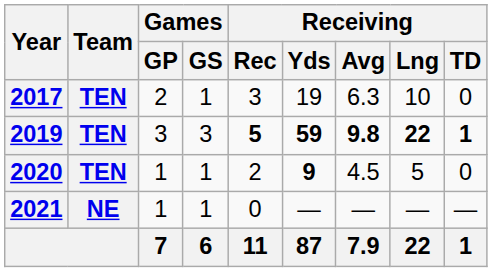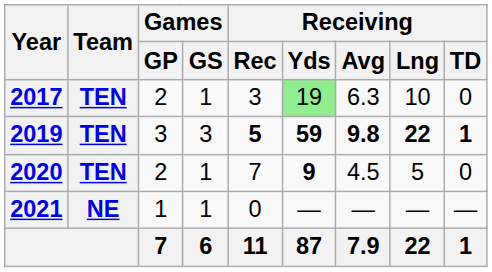(309, 97) no background -> (309, 97) lightgreen background
(161, 172) 1 -> (161, 172) 2
(255, 172) 2 -> (255, 172) 7
